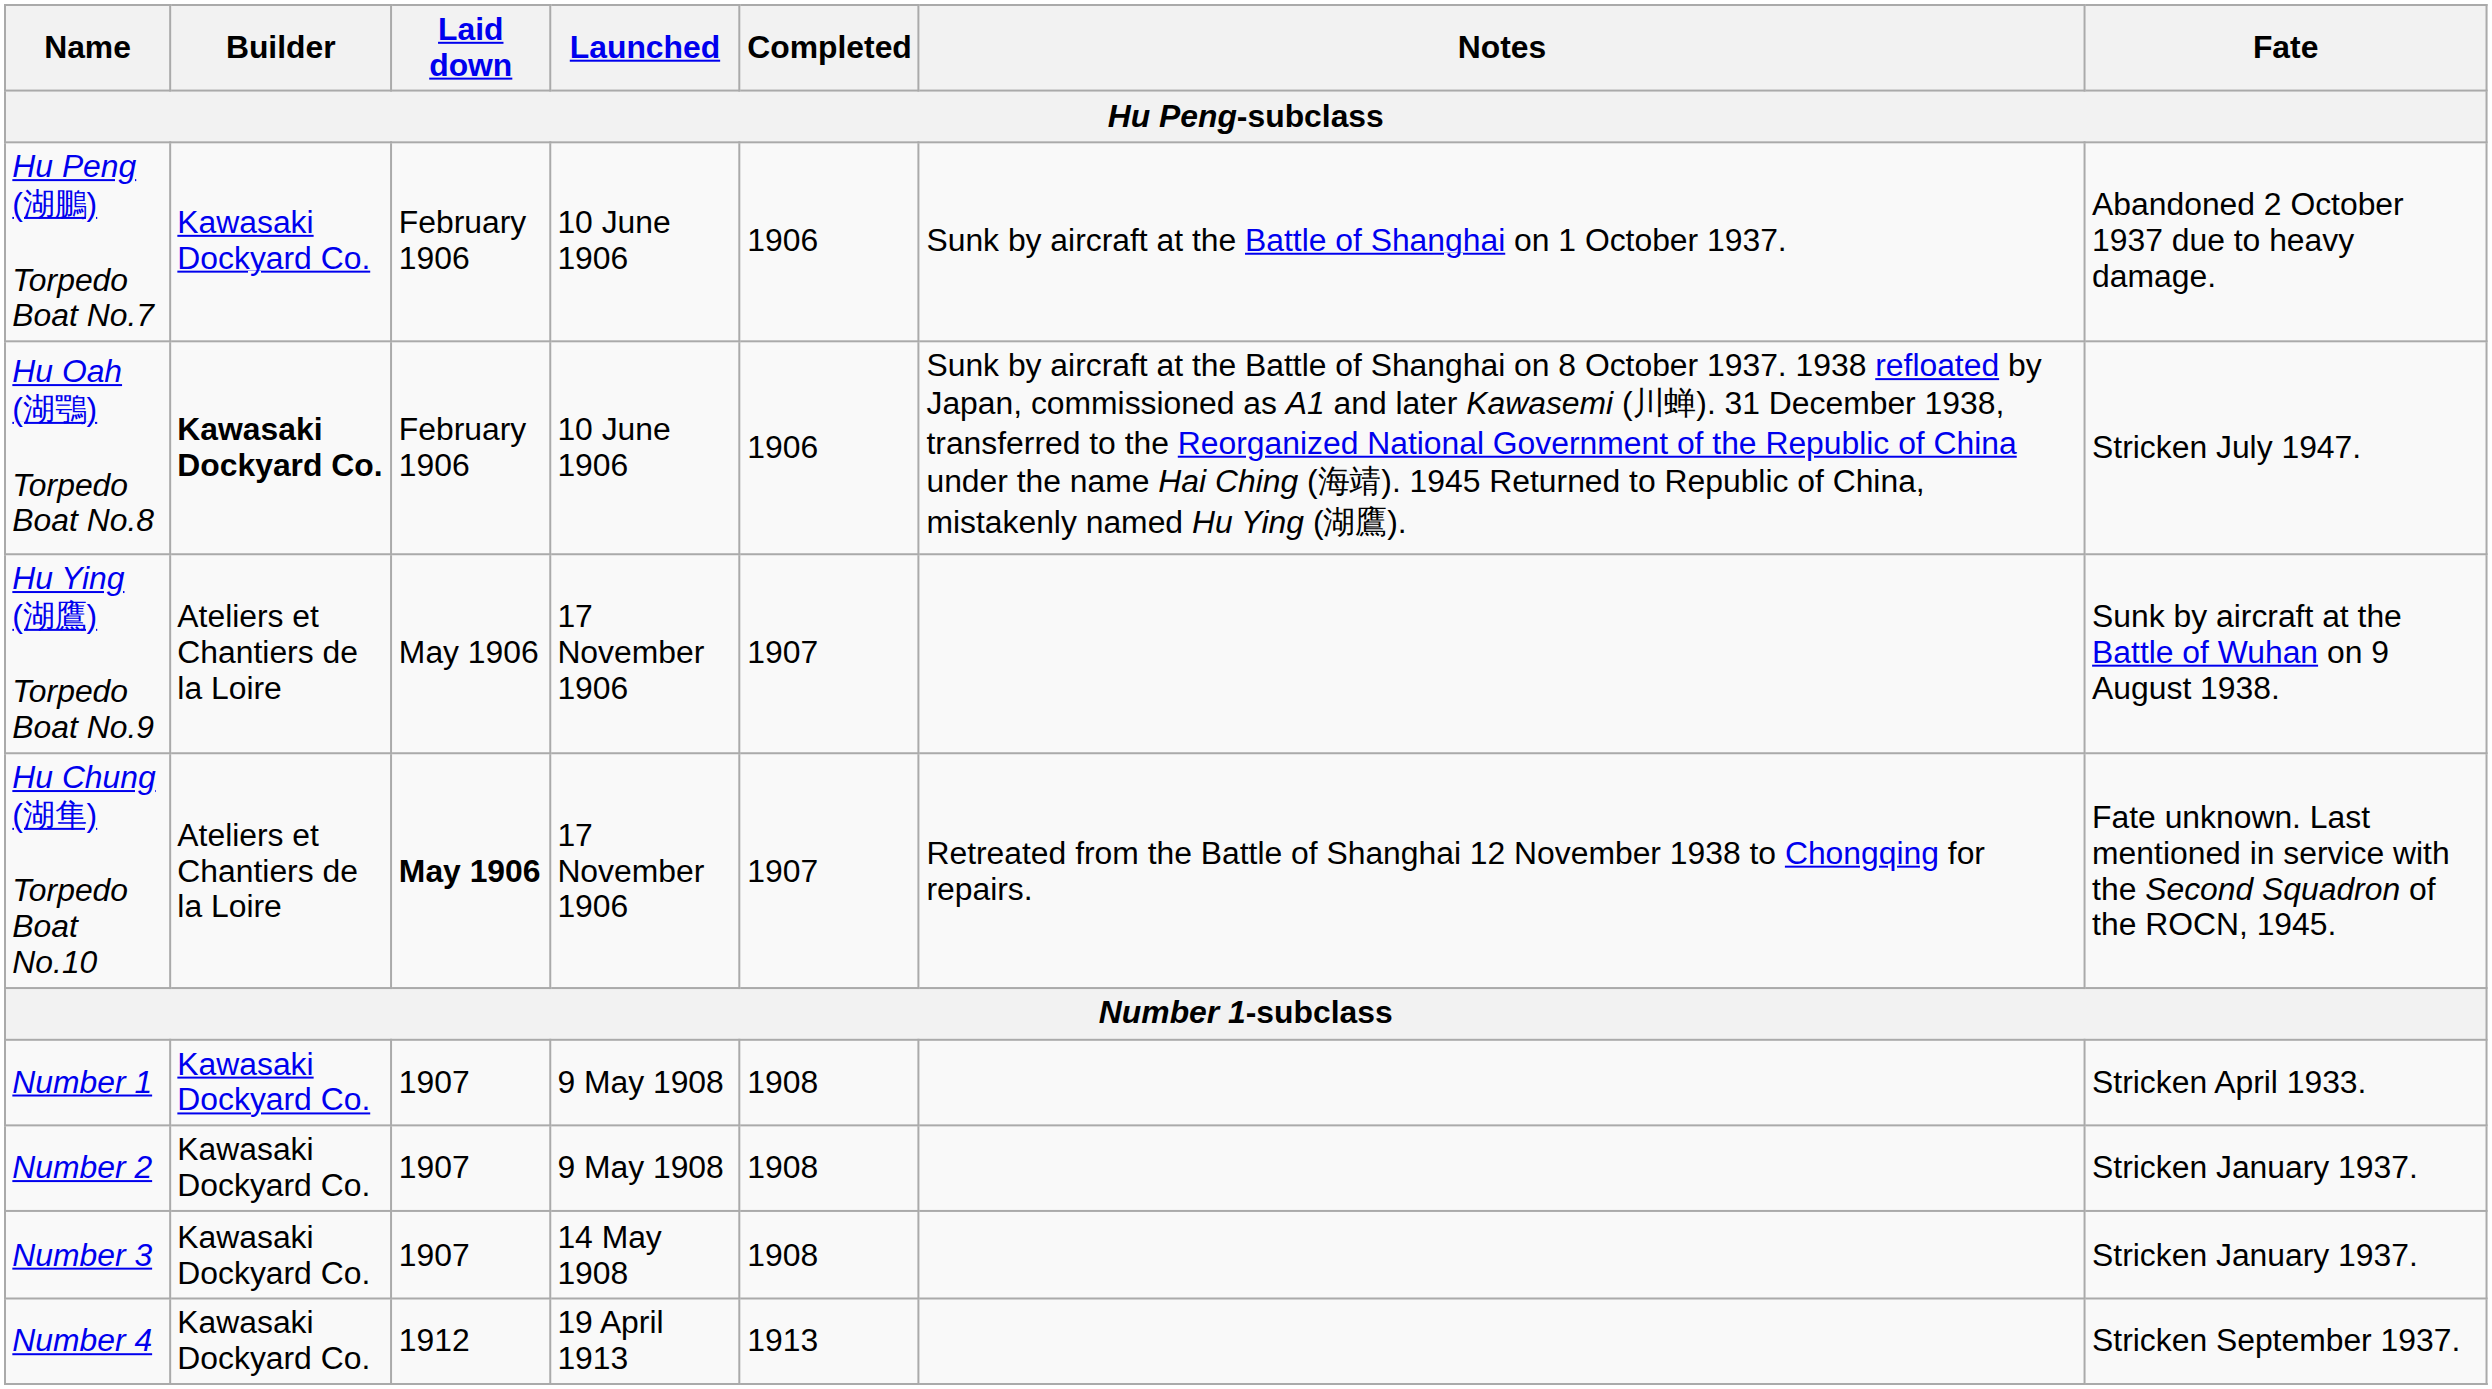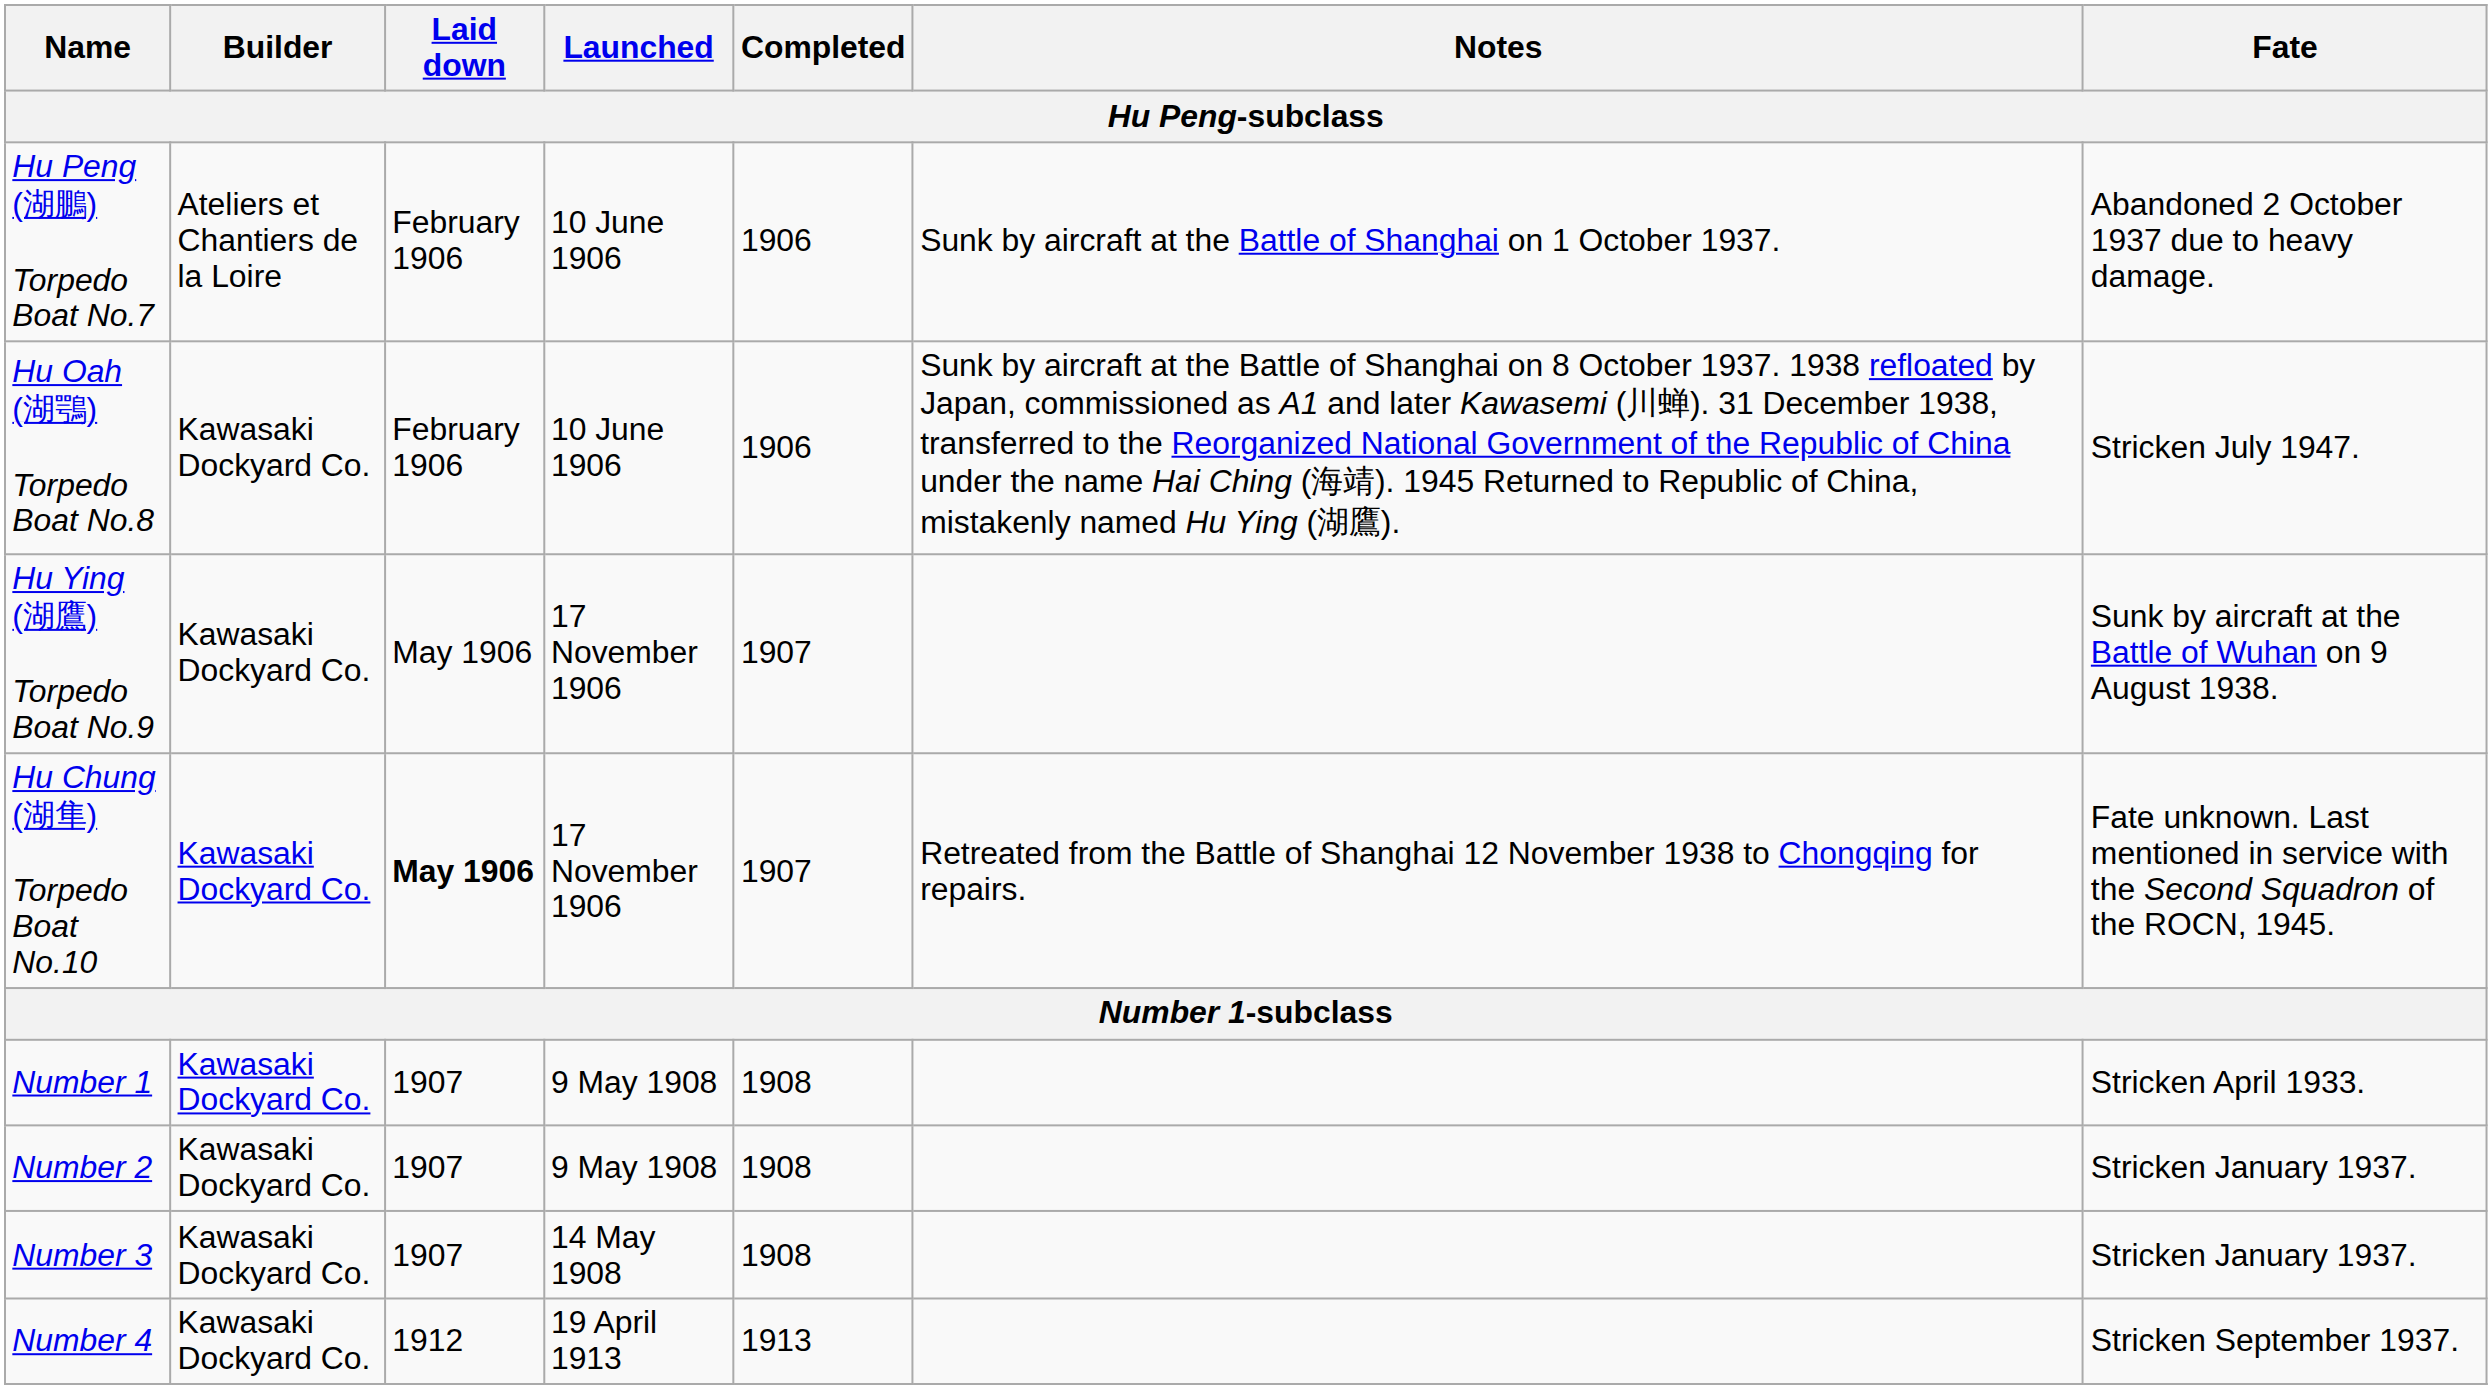(274, 241) Kawasaki Dockyard Co. -> (268, 241) Ateliers et Chantiers de la Loire
(280, 446) bold -> (274, 446) normal
(268, 652) Ateliers et Chantiers de la Loire -> (274, 652) Kawasaki Dockyard Co.
(268, 870) Ateliers et Chantiers de la Loire -> (274, 870) Kawasaki Dockyard Co.
